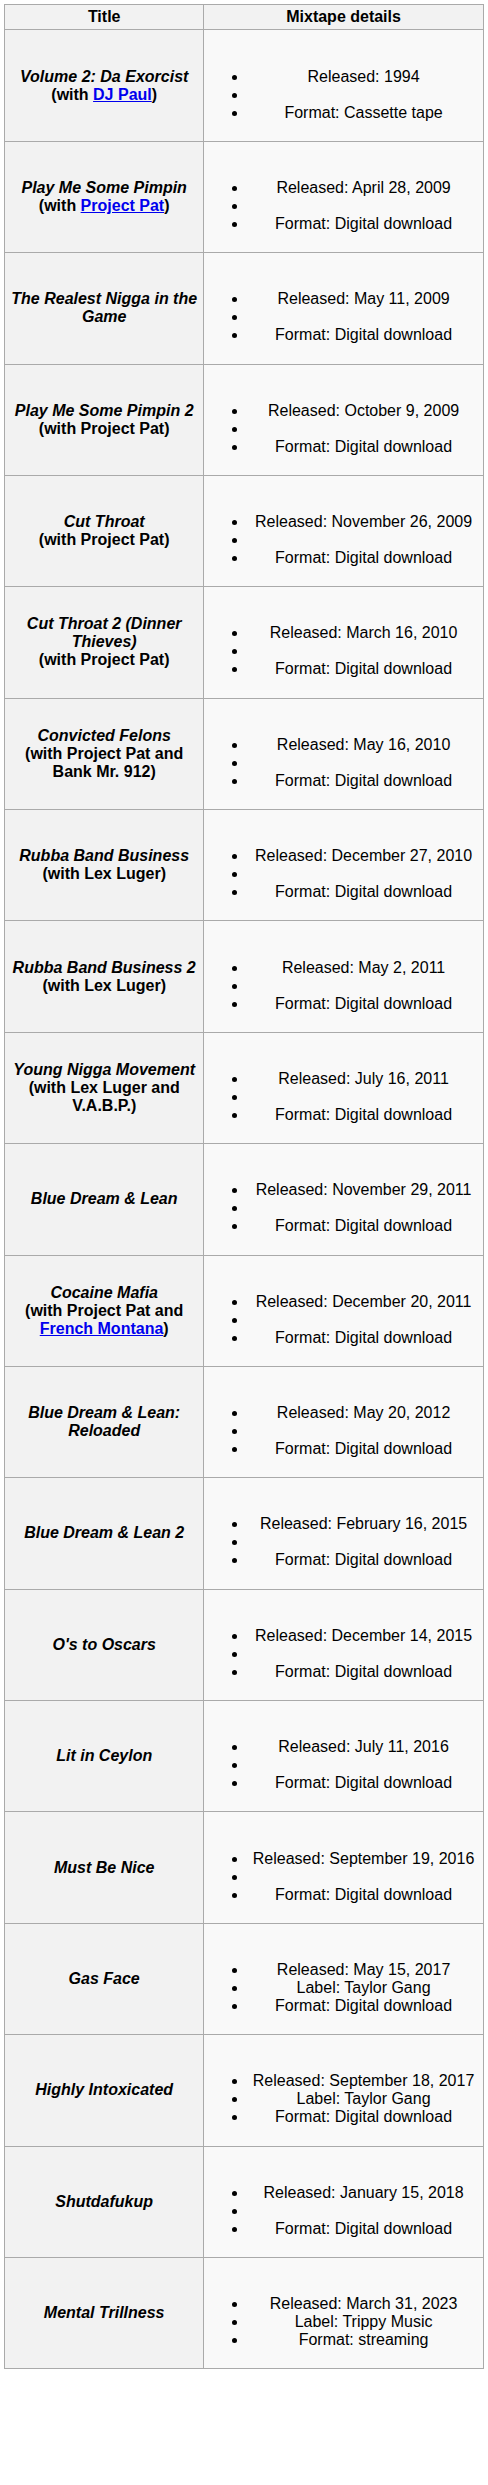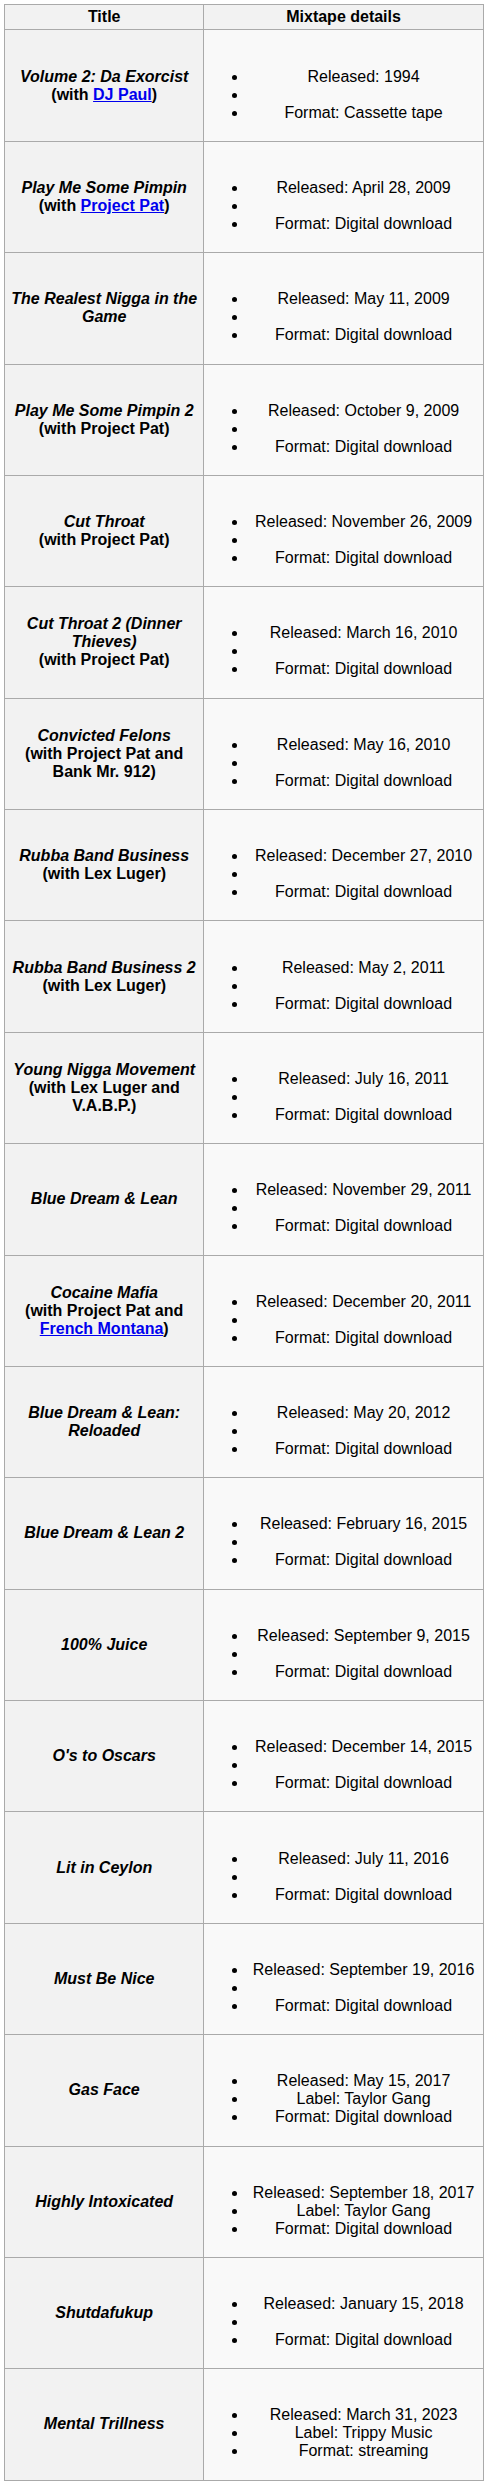+ row: (104, 1644)
